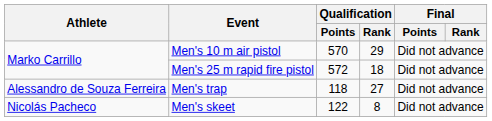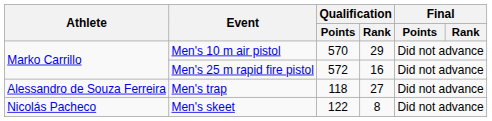(377, 70) 18 -> (377, 70) 16
